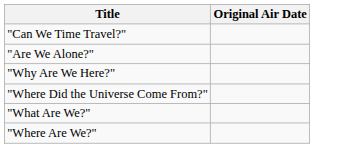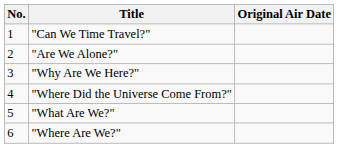+ column: (16, 14)
